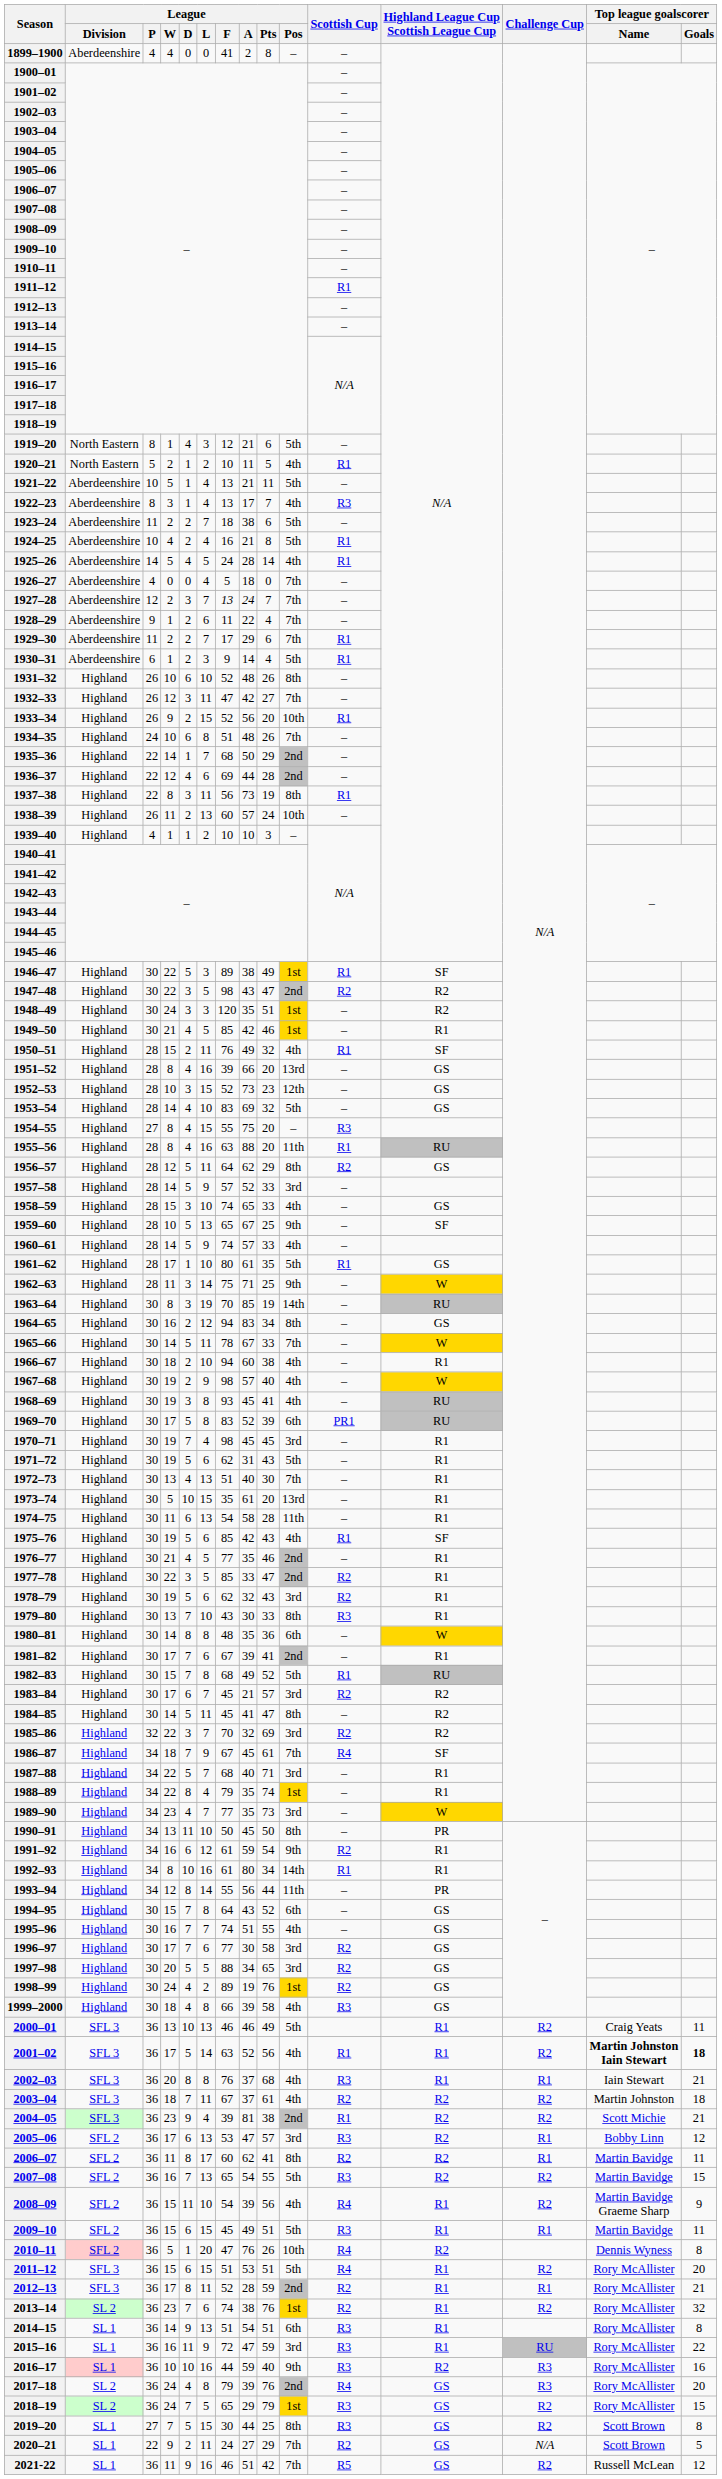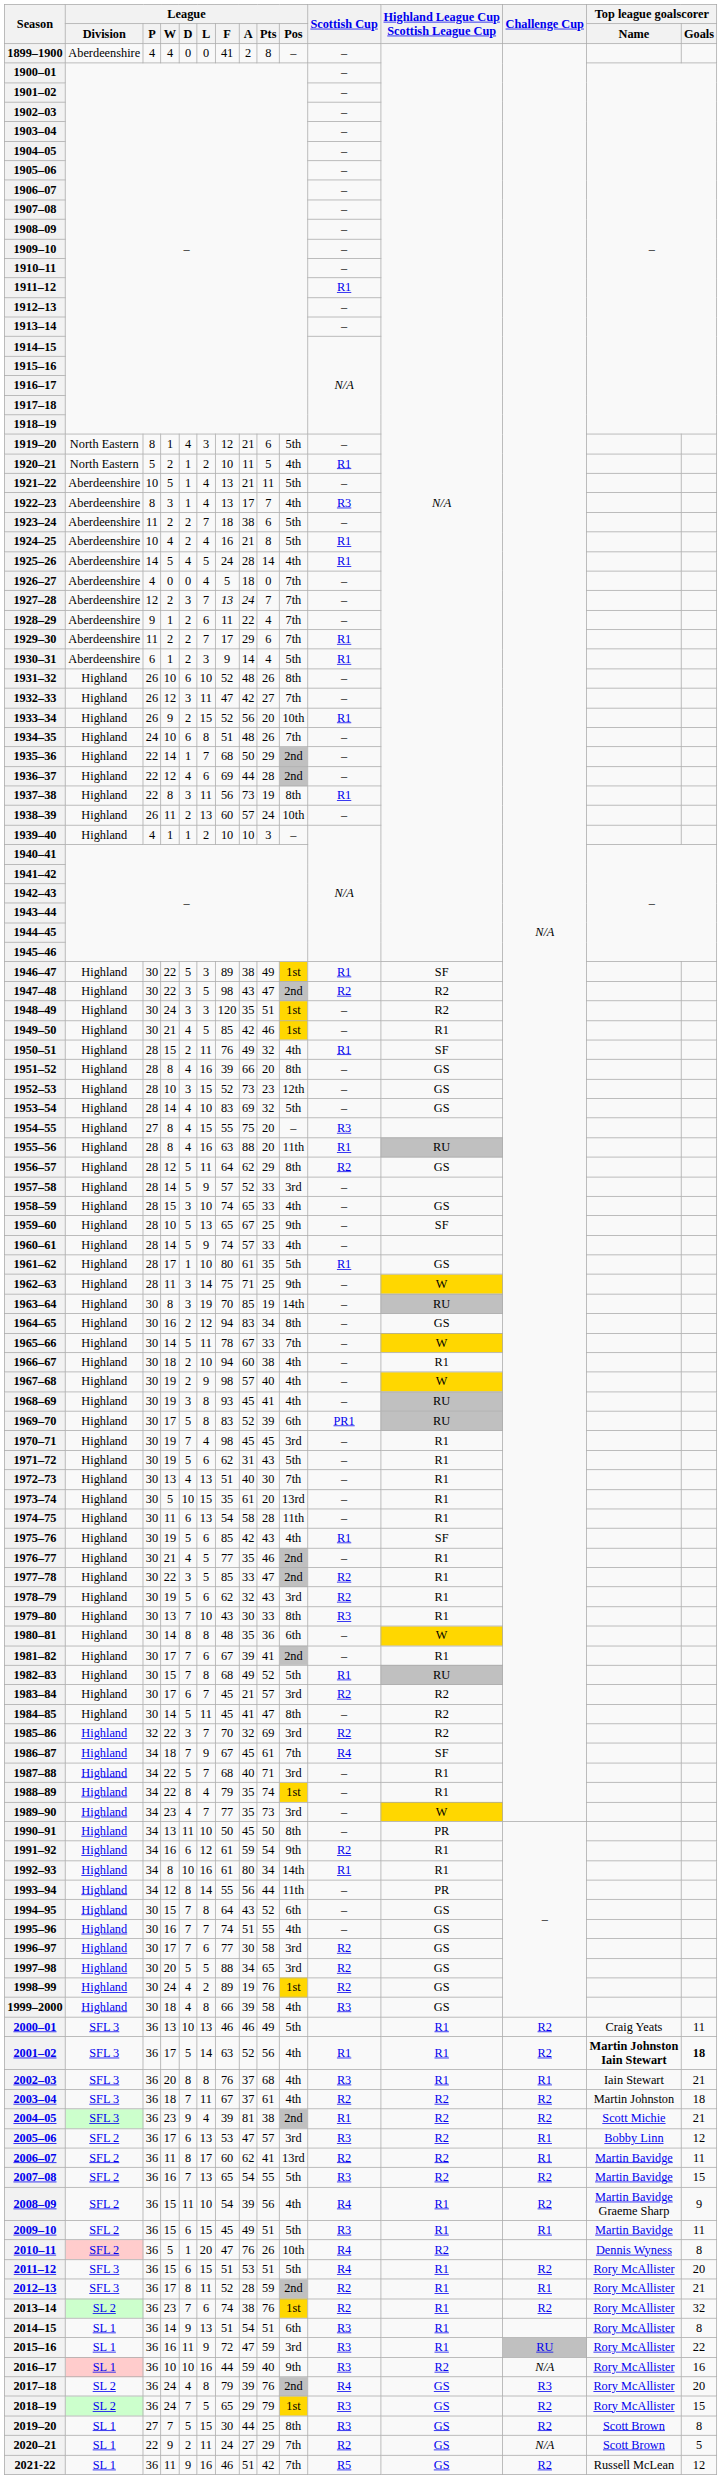(293, 1069) 13rd -> (293, 1069) 8th
(293, 2157) 8th -> (293, 2157) 13rd
(545, 2367) R3 -> (545, 2367) N/A
